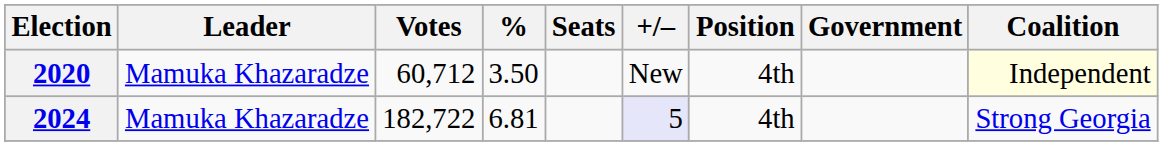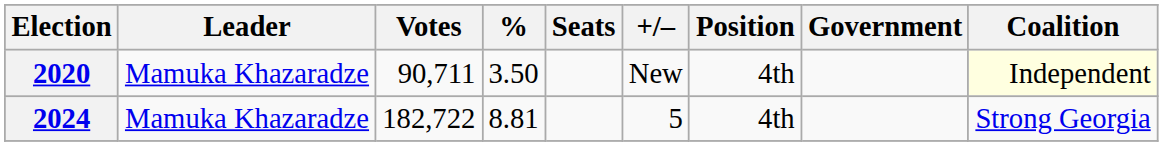(436, 72) 60,712 -> (436, 72) 90,711
(514, 118) 6.81 -> (514, 118) 8.81
(676, 118) lavender background -> (676, 118) no background
